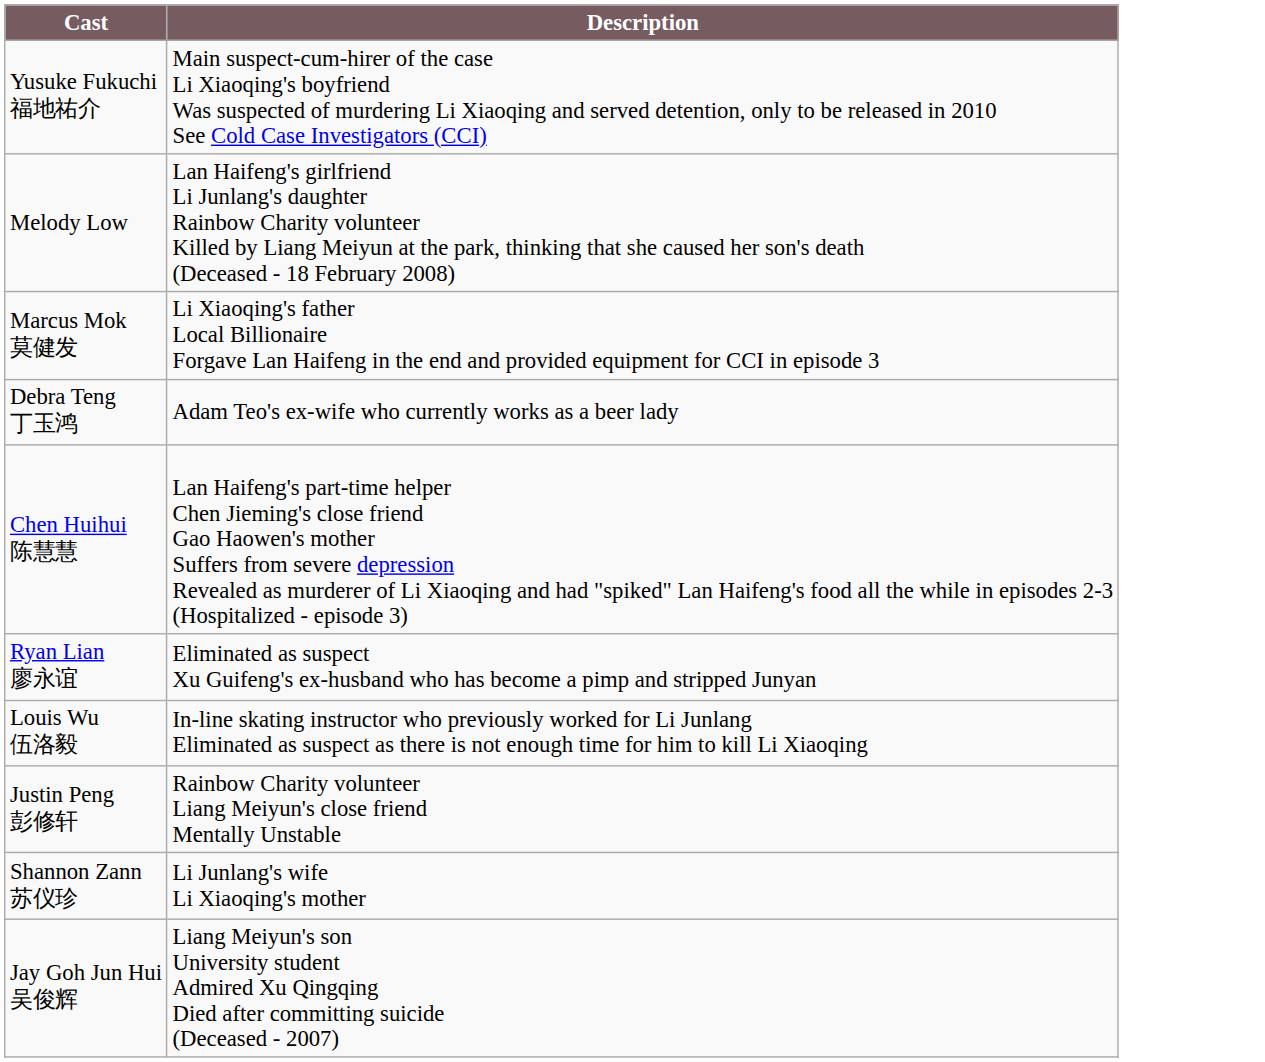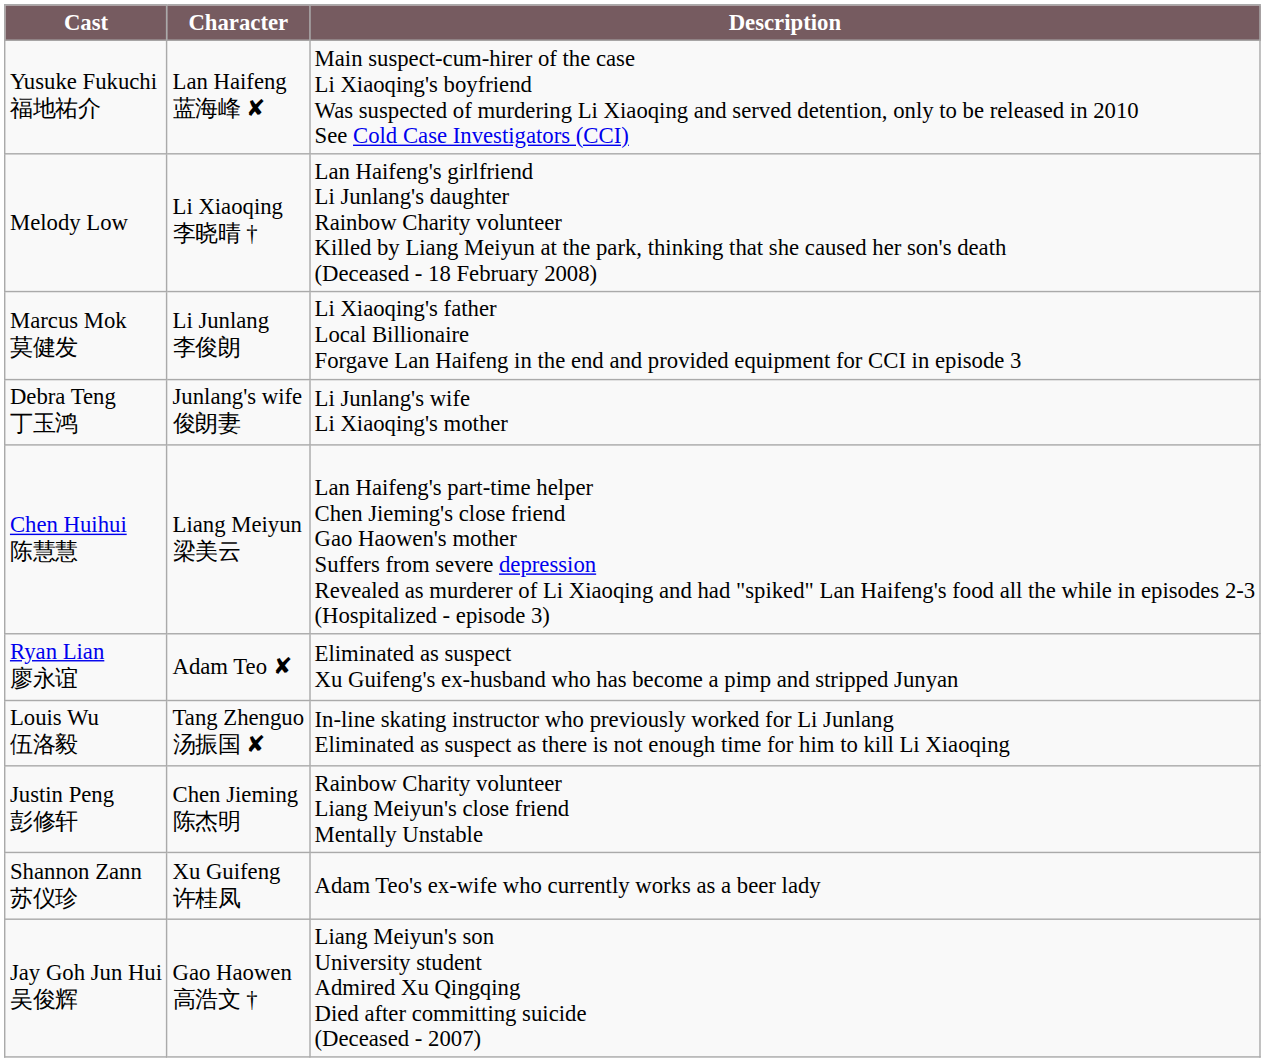+ column: (238, 22)
(426, 411) Adam Teo's ex-wife who currently works as a beer lady -> (411, 411) Li Junlang's wife Li Xiaoqing's mother
(269, 885) Li Junlang's wife Li Xiaoqing's mother -> (568, 885) Adam Teo's ex-wife who currently works as a beer lady
